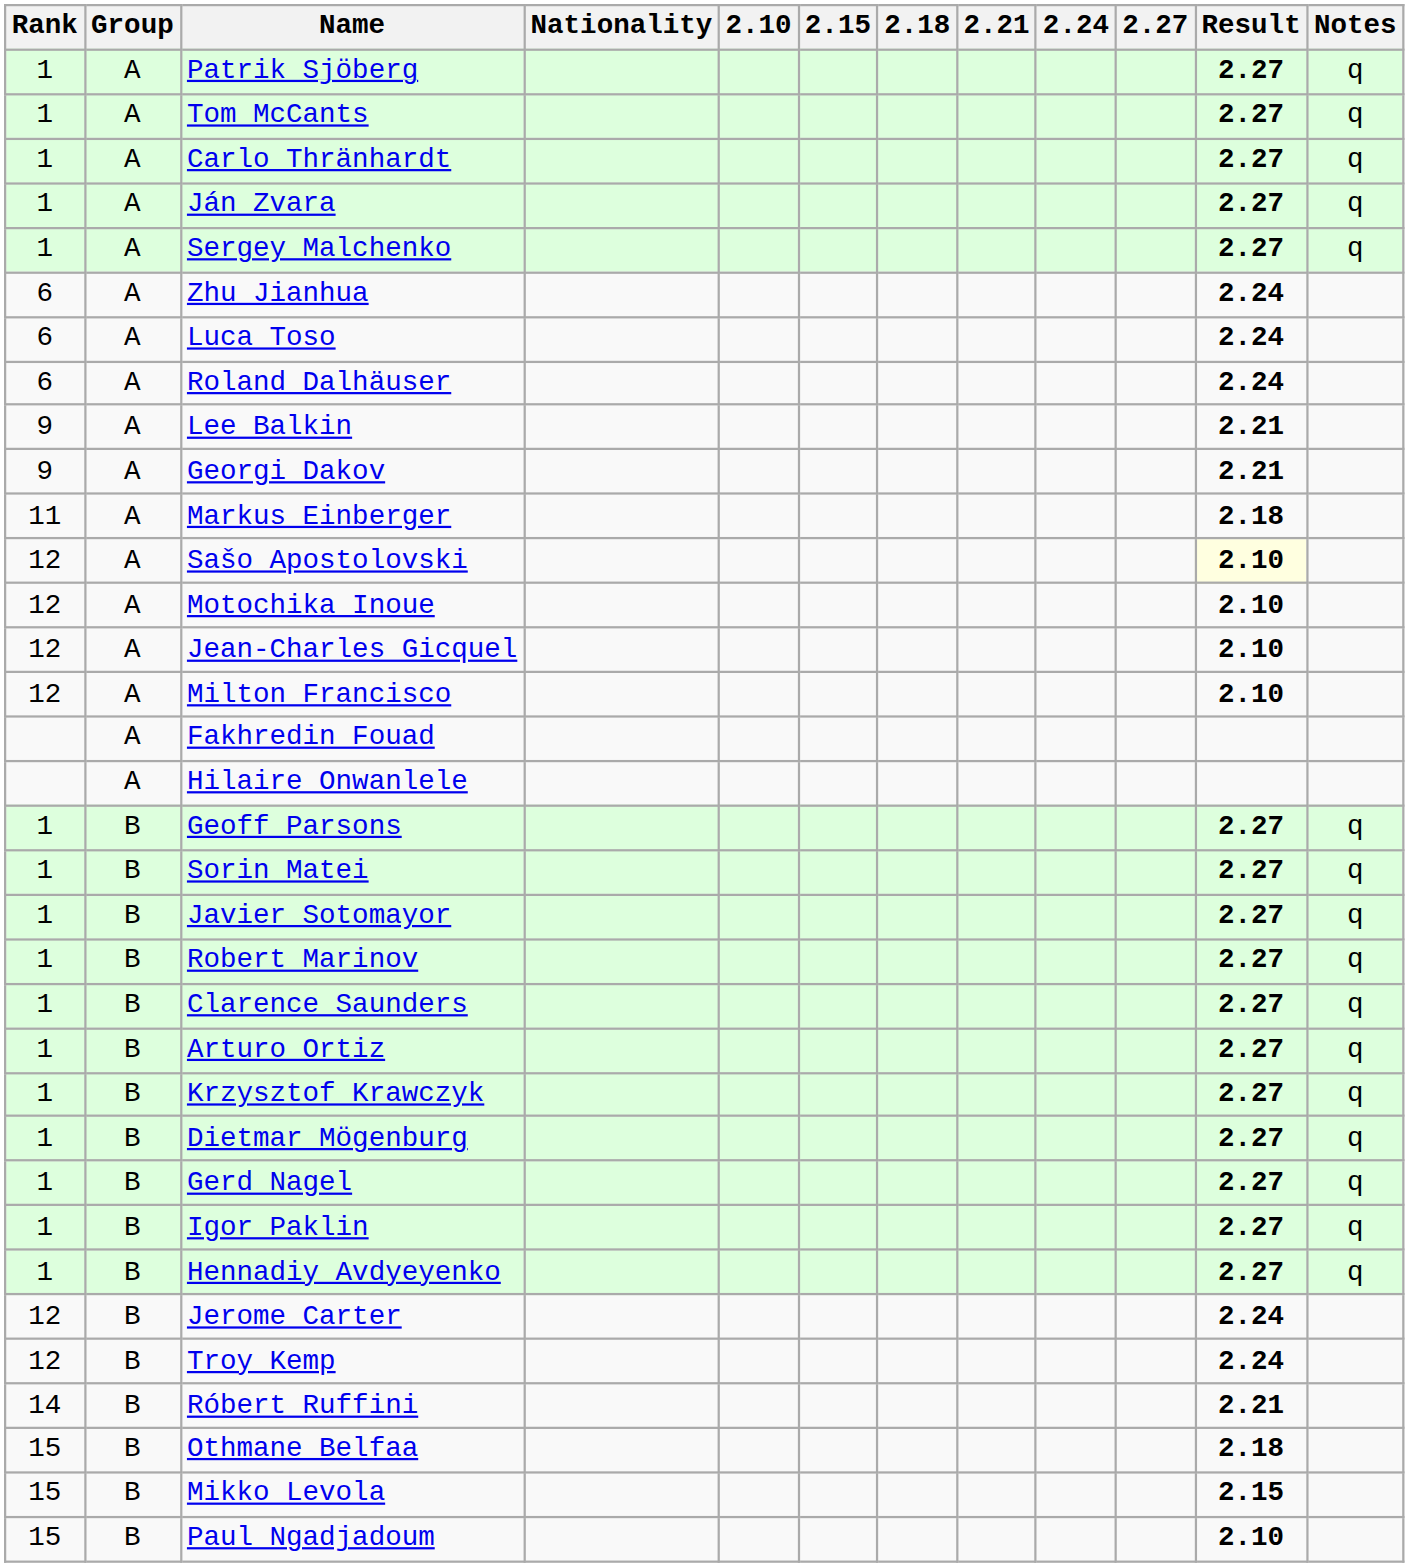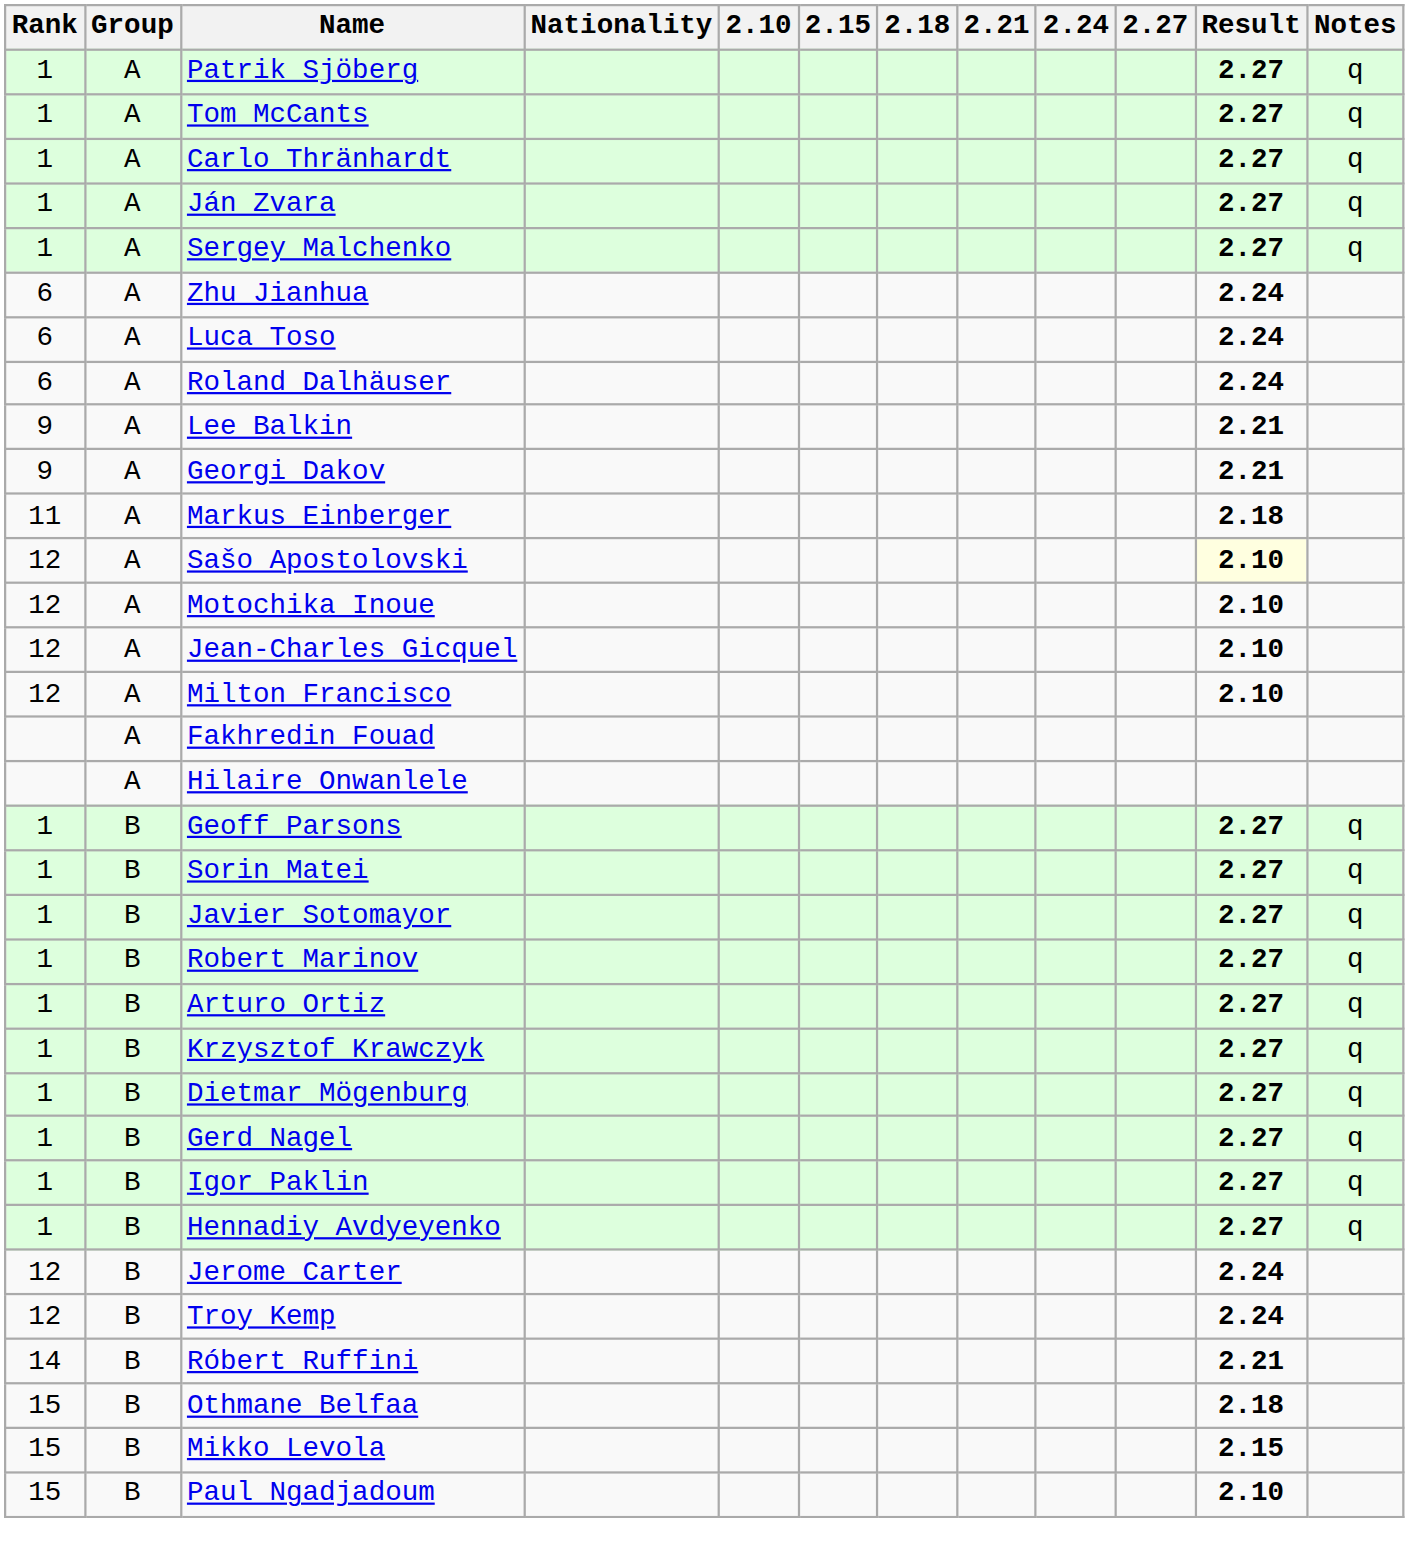- row: (327, 1006)
